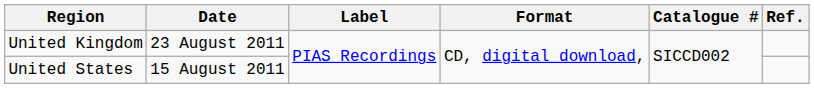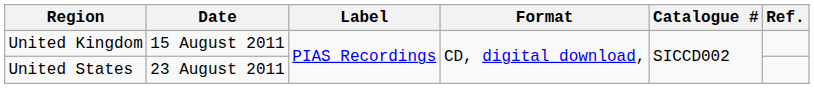(218, 44) 23 August 2011 -> (218, 44) 15 August 2011
(218, 70) 15 August 2011 -> (218, 70) 23 August 2011
